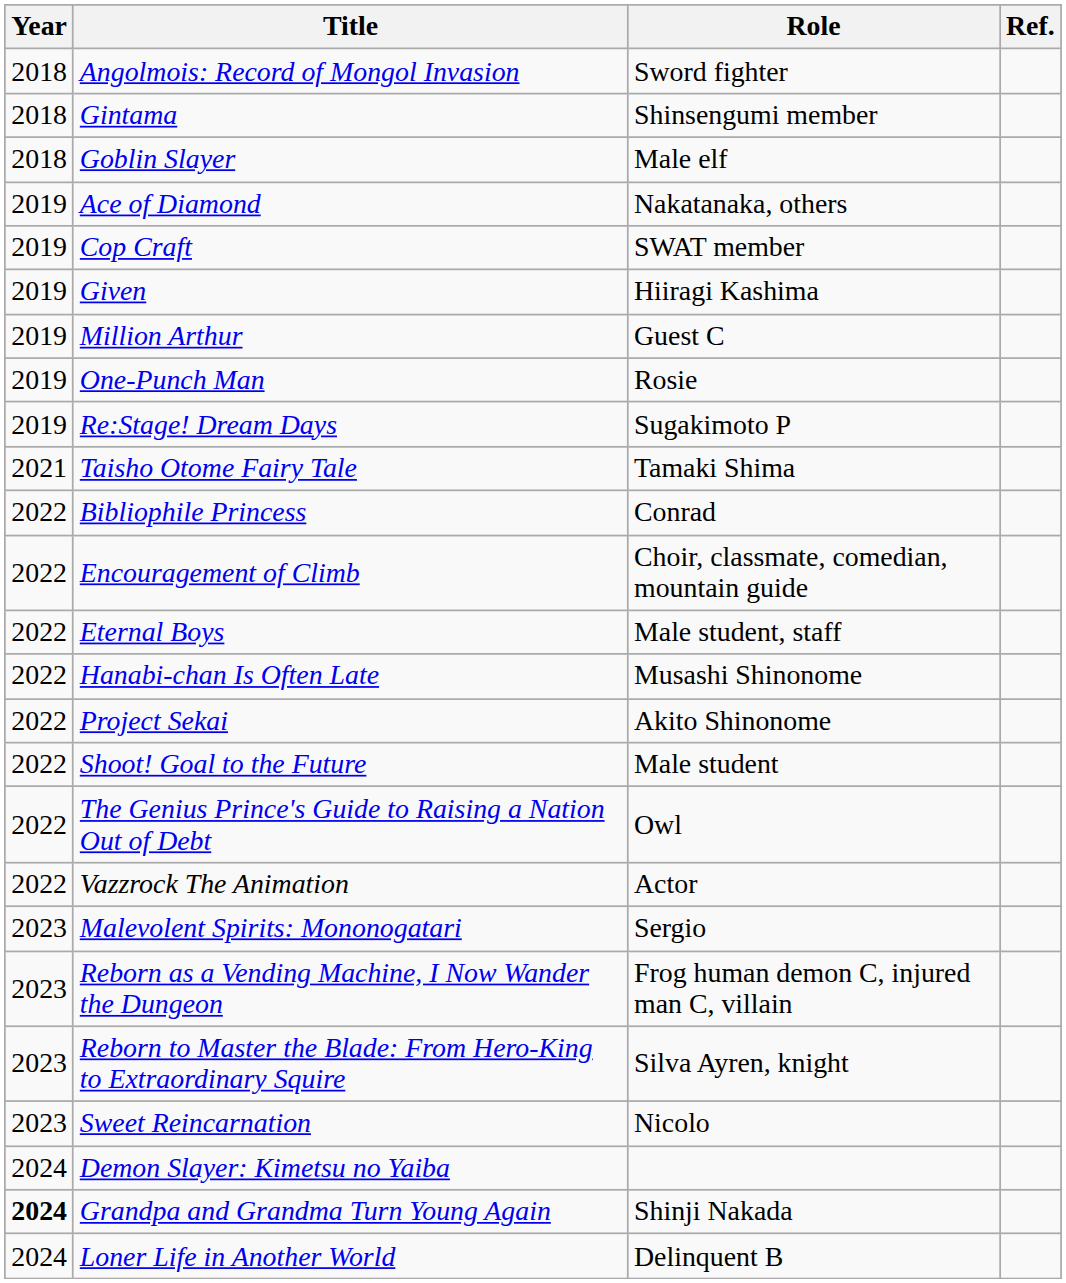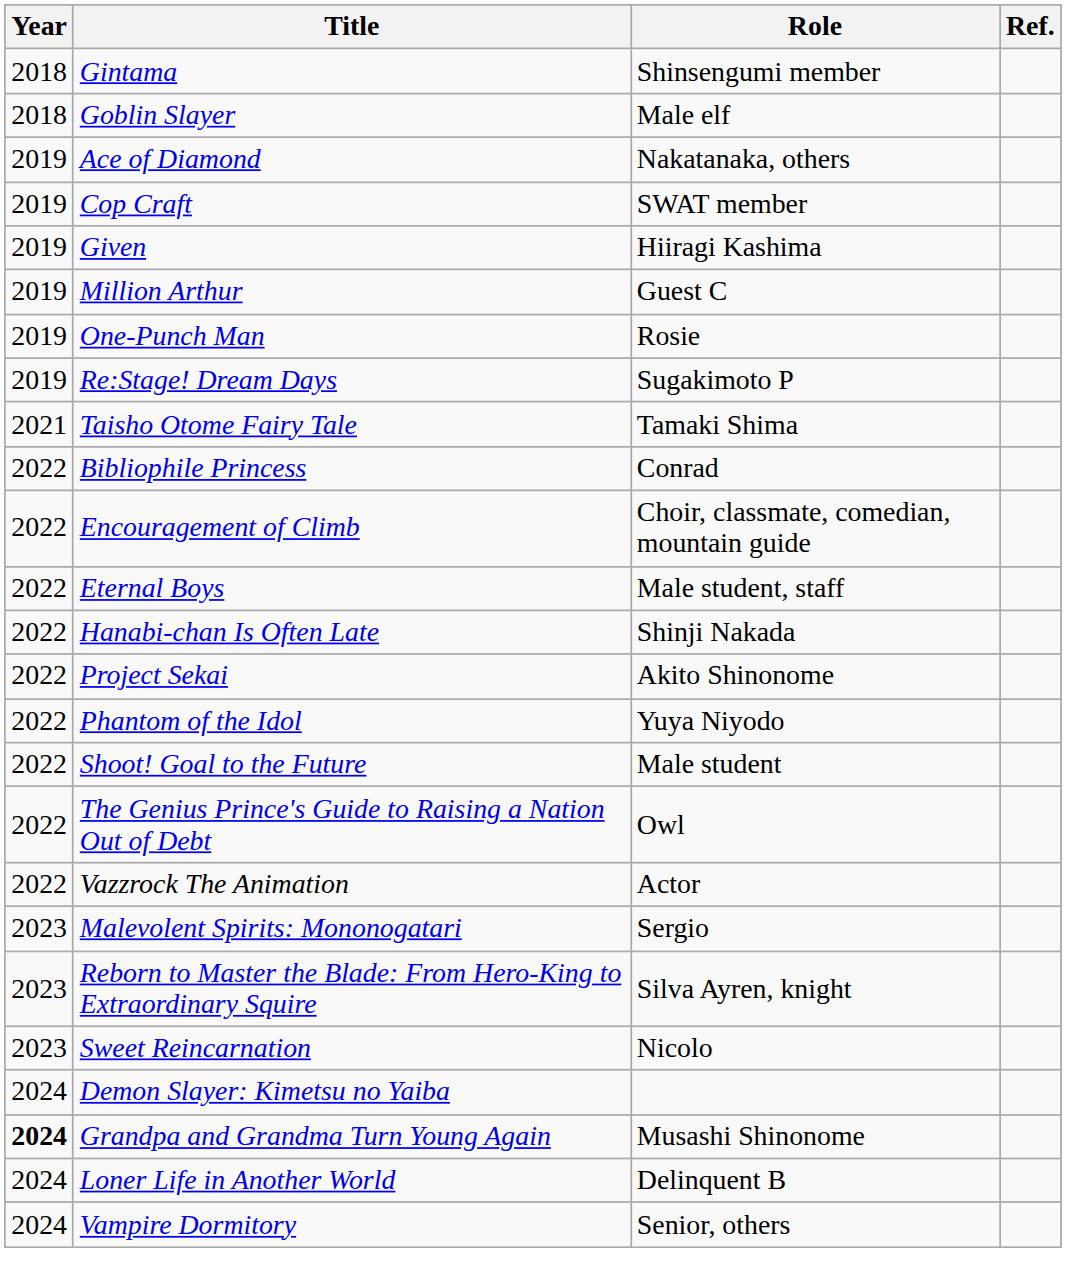- row: (300, 70)
(748, 676) Musashi Shinonome -> (716, 631) Shinji Nakada
+ row: (191, 720)
- row: (334, 987)
(713, 1211) Shinji Nakada -> (751, 1136) Musashi Shinonome
+ row: (188, 1224)
